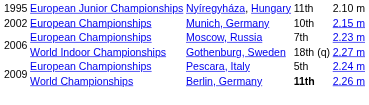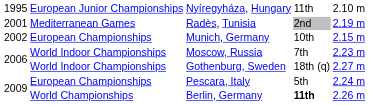+ row: (221, 23)
(91, 38) European Championships -> (98, 52) World Indoor Championships
